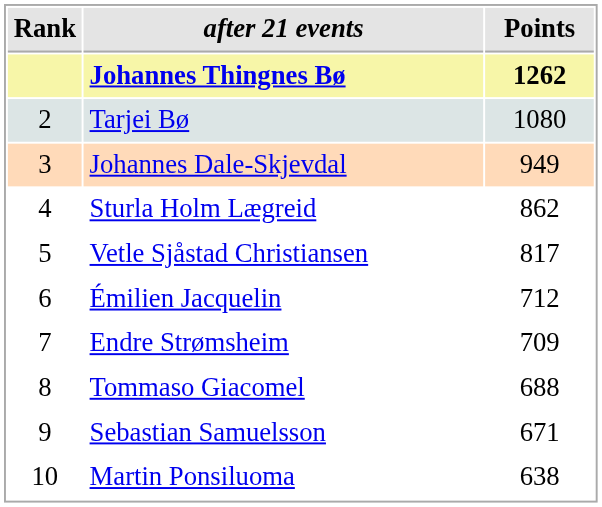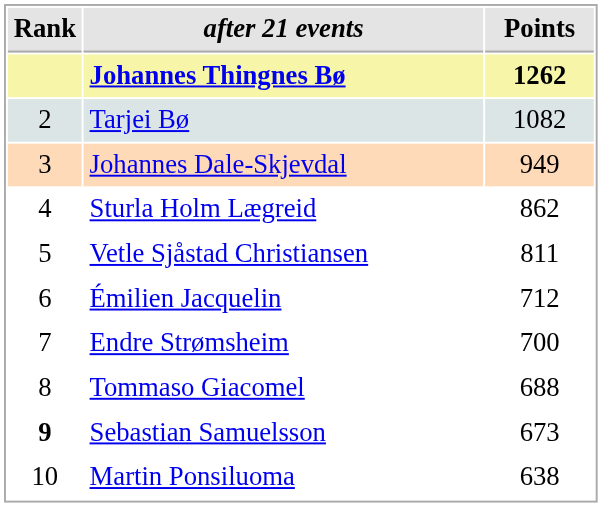(540, 119) 1080 -> (540, 119) 1082
(540, 253) 817 -> (540, 253) 811
(540, 343) 709 -> (540, 343) 700
(45, 432) normal -> (45, 432) bold
(540, 432) 671 -> (540, 432) 673
